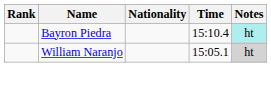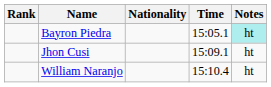(210, 33) 15:10.4 -> (210, 33) 15:05.1
+ row: (65, 52)
(210, 52) 15:05.1 -> (210, 71) 15:10.4
(249, 52) lightgrey background -> (249, 71) no background
